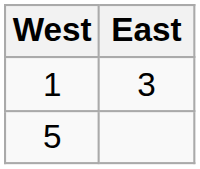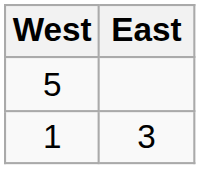rows swapped: (52, 83) <-> (52, 136)
